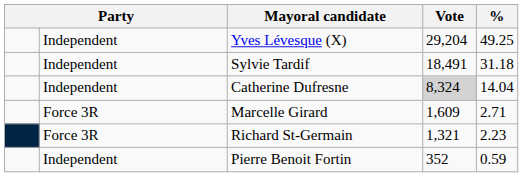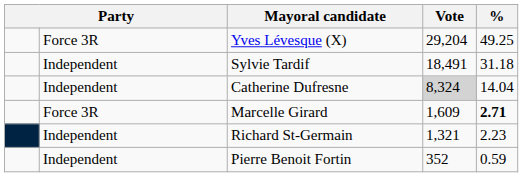(80, 40) Independent -> (71, 40) Force 3R
(493, 111) normal -> (493, 111) bold
(71, 135) Force 3R -> (80, 135) Independent
